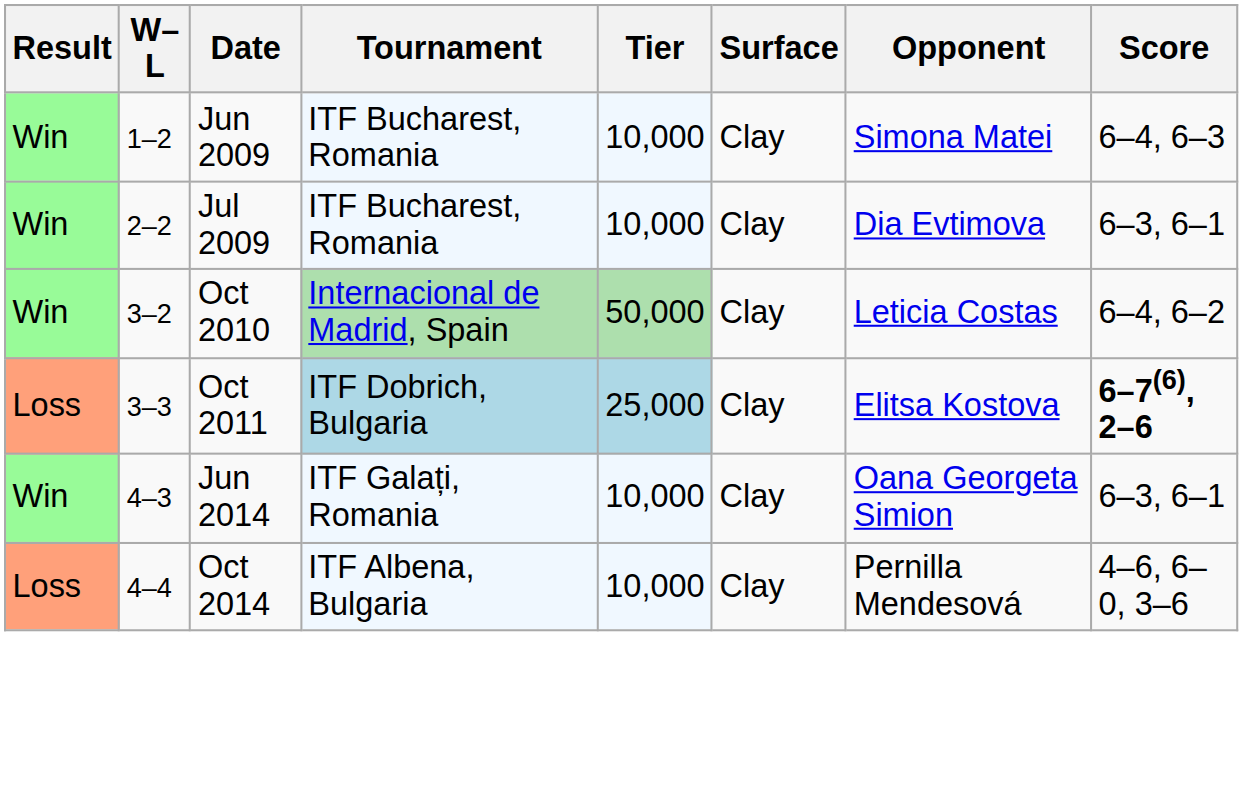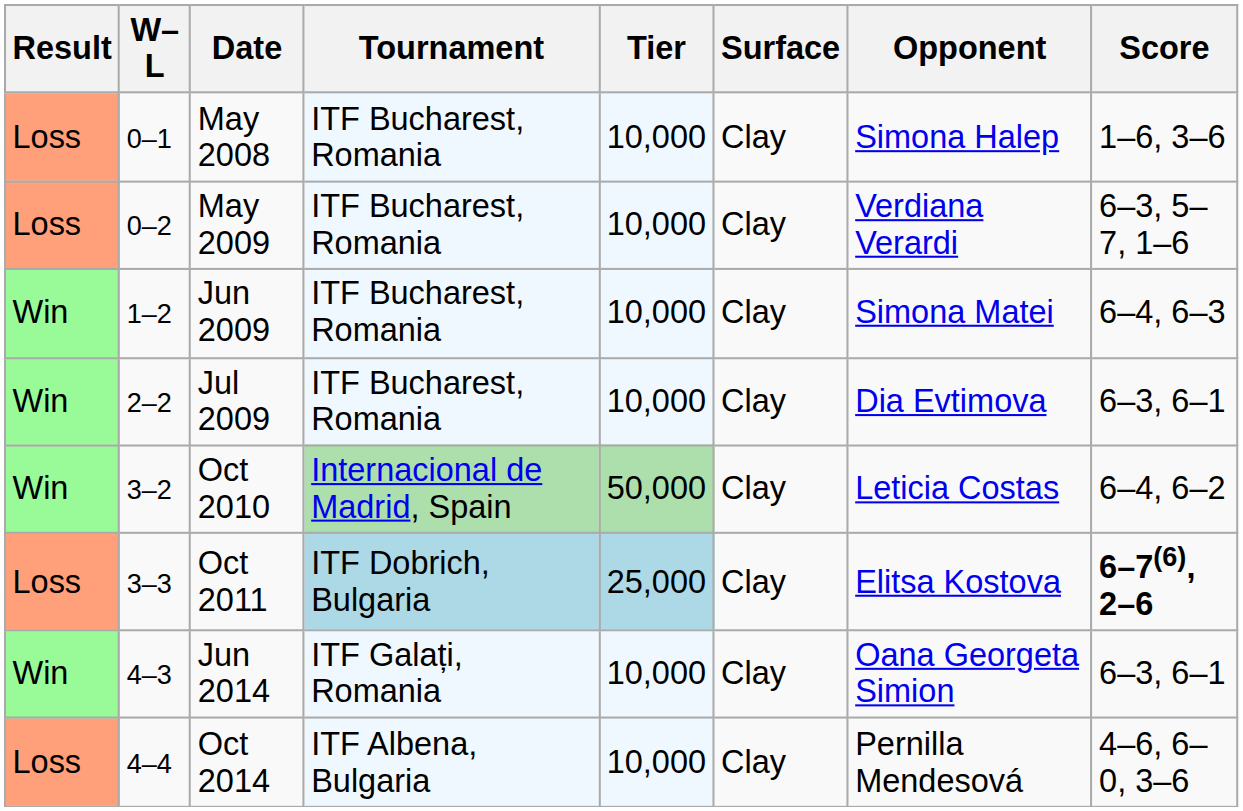+ row: (234, 136)
+ row: (234, 224)
